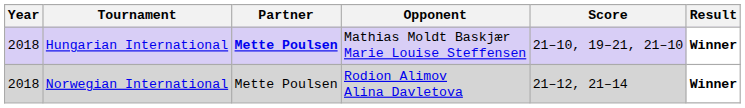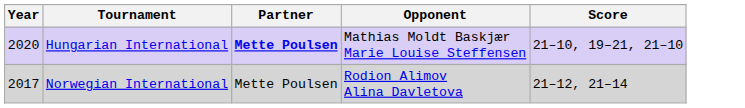- column: (713, 15)
(24, 45) 2018 -> (24, 45) 2020
(24, 84) 2018 -> (24, 84) 2017
